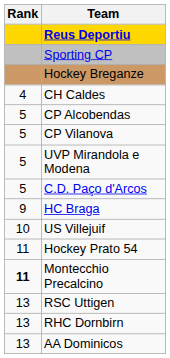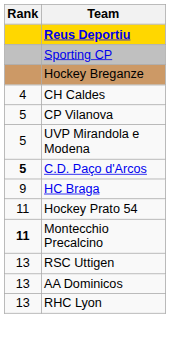- row: (87, 114)
(23, 189) normal -> (23, 169) bold
- row: (74, 229)
- row: (84, 323)
+ row: (73, 303)
